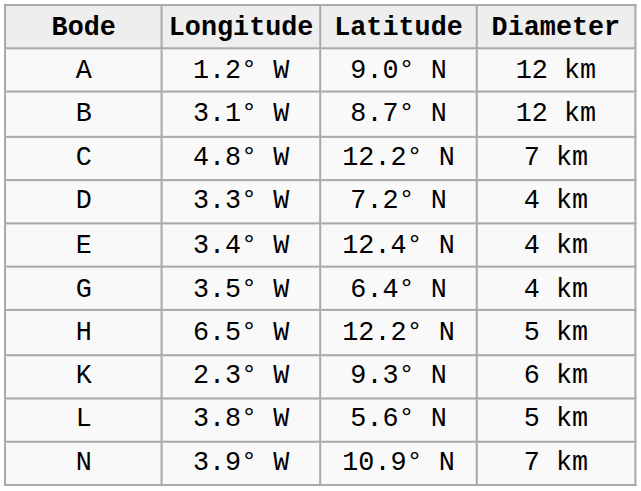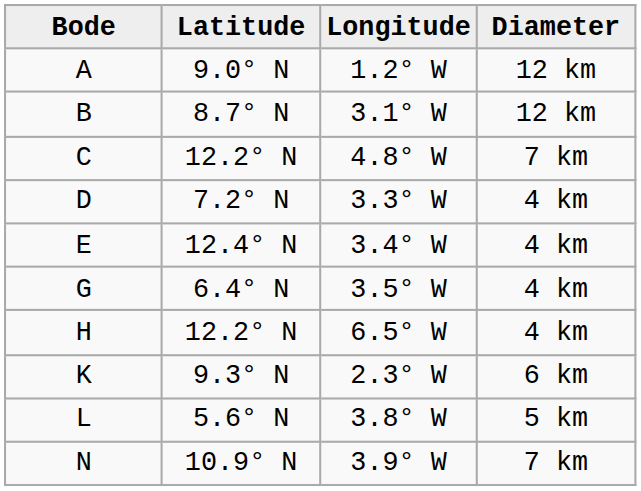columns swapped: (399, 27) <-> (241, 27)
(556, 332) 5 km -> (556, 332) 4 km
